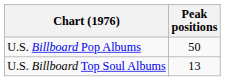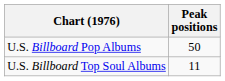(194, 66) 13 -> (194, 66) 11
